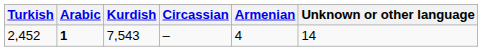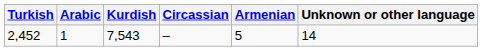(64, 35) bold -> (64, 35) normal
(238, 35) 4 -> (238, 35) 5
